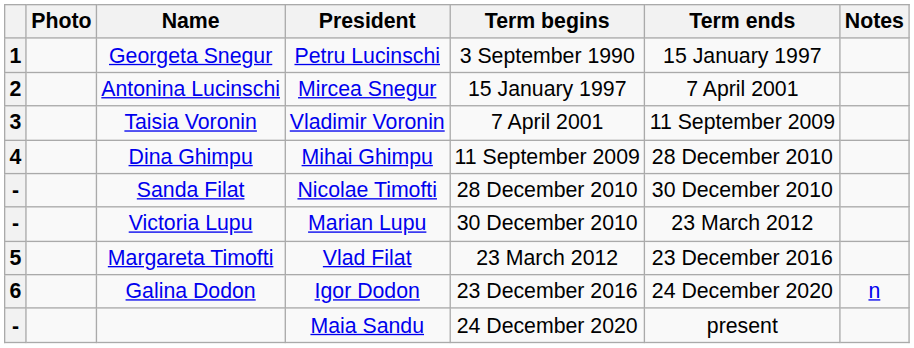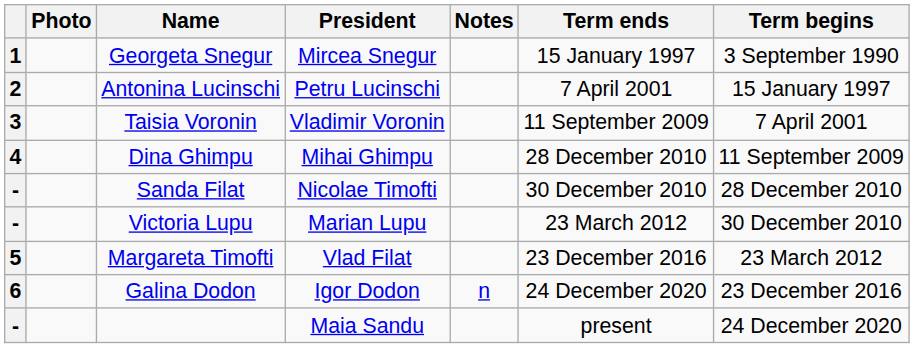columns swapped: (547, 21) <-> (874, 21)
(367, 55) Petru Lucinschi -> (367, 55) Mircea Snegur
(367, 88) Mircea Snegur -> (367, 88) Petru Lucinschi
